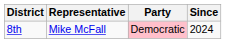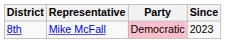(202, 30) 2024 -> (202, 30) 2023
